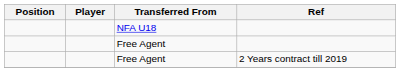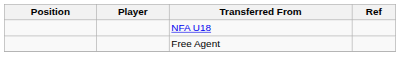- row: (141, 59)
